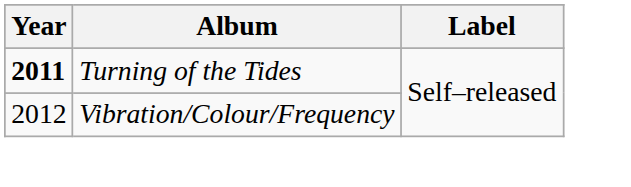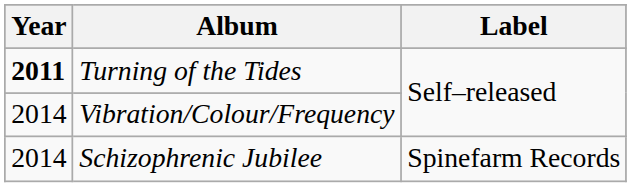(39, 114) 2012 -> (39, 114) 2014
+ row: (201, 158)
